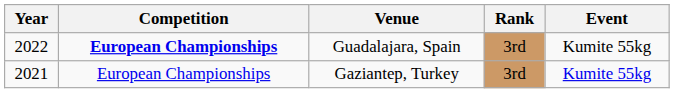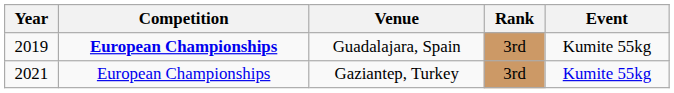(31, 46) 2022 -> (31, 46) 2019
